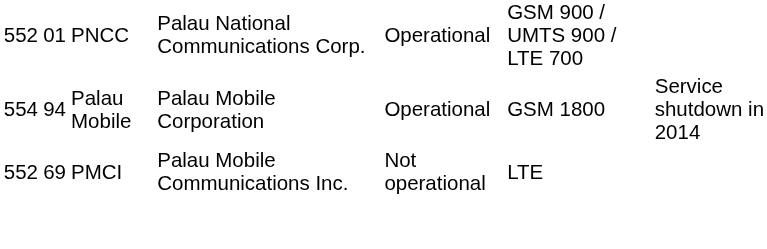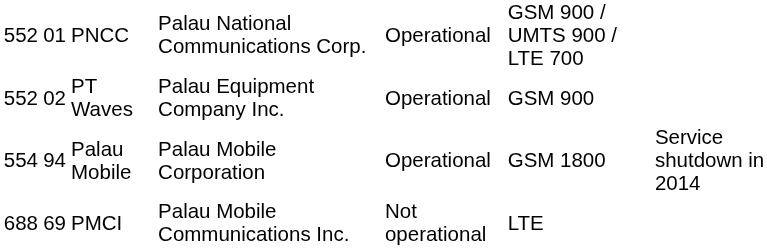+ row: (102, 97)
(21, 172) 552 -> (21, 223) 688
